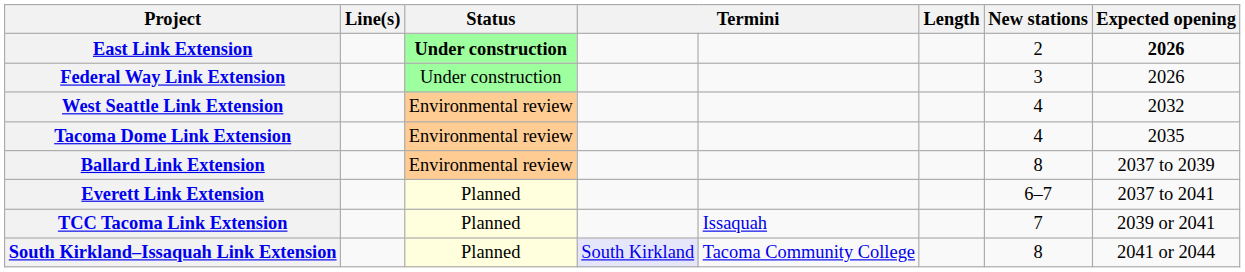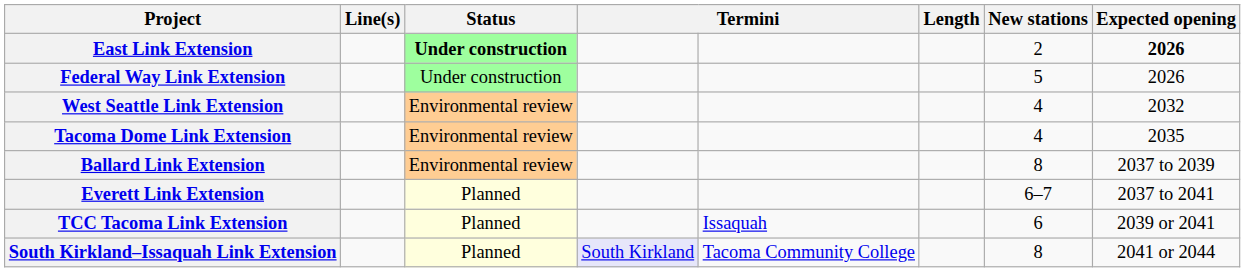(1038, 77) 3 -> (1038, 77) 5
(1038, 223) 7 -> (1038, 223) 6
